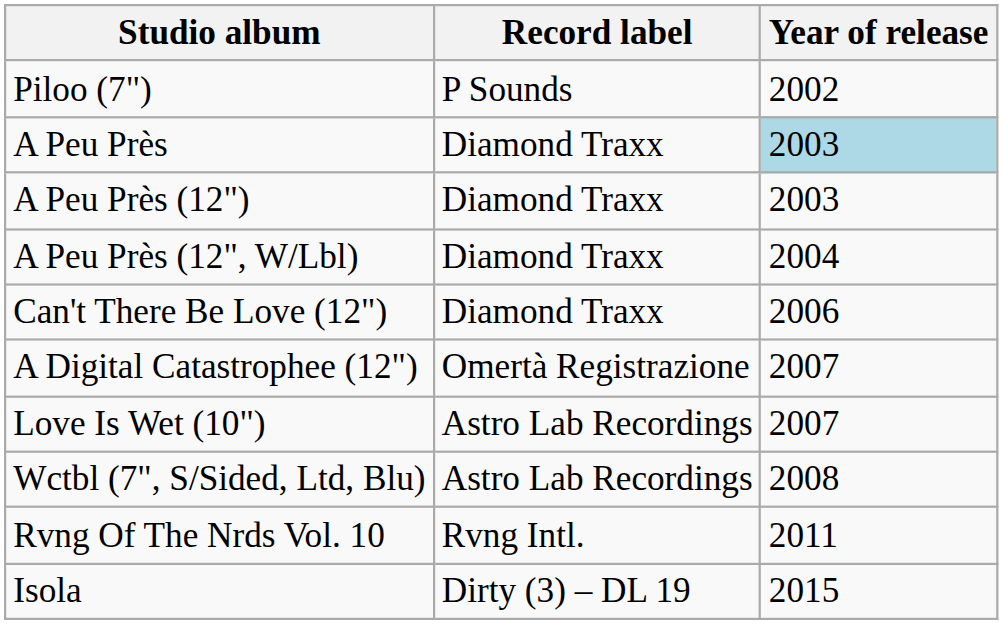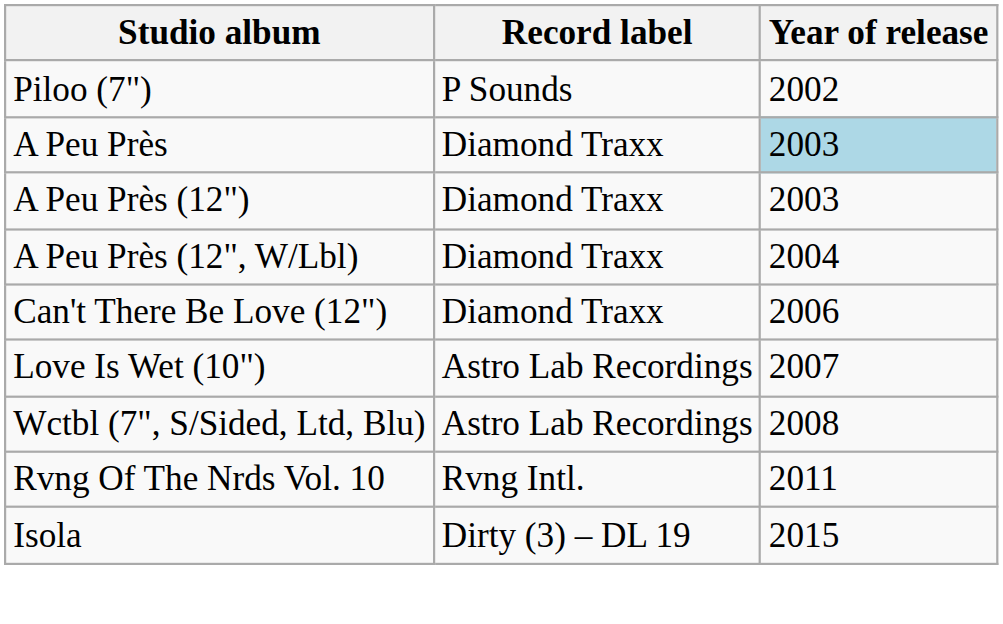- row: (215, 367)
